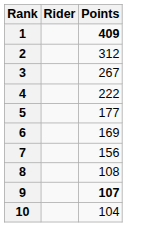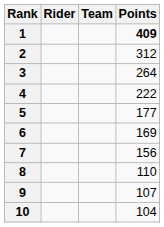+ column: (97, 14)
(109, 73) 267 -> (146, 73) 264
(109, 172) 108 -> (147, 172) 110
(109, 192) bold -> (146, 192) normal
